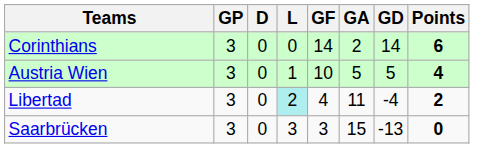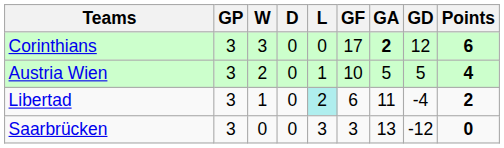+ column: (262, 18)
(323, 45) 14 -> (353, 45) 17
(357, 45) normal -> (386, 45) bold
(391, 45) 14 -> (421, 45) 12
(323, 101) 4 -> (353, 101) 6
(357, 128) 15 -> (386, 128) 13
(391, 128) -13 -> (421, 128) -12
